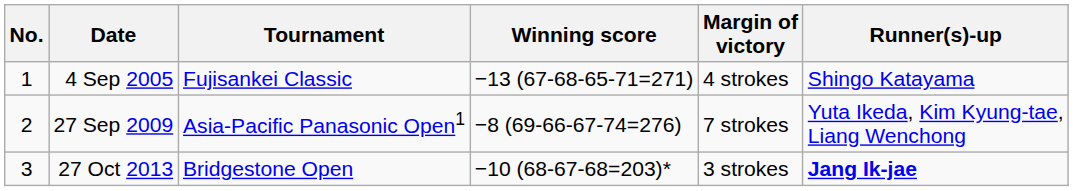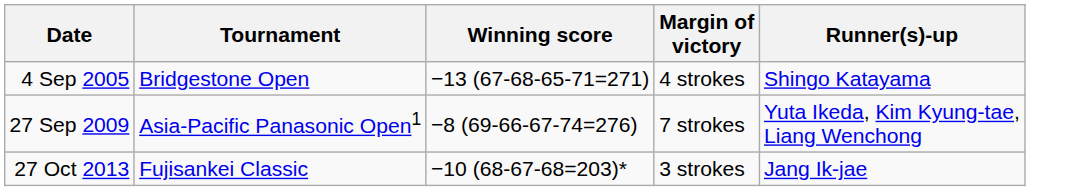- column: (27, 33)
(267, 79) Fujisankei Classic -> (224, 79) Bridgestone Open
(268, 169) Bridgestone Open -> (224, 169) Fujisankei Classic
(862, 169) bold -> (816, 169) normal
